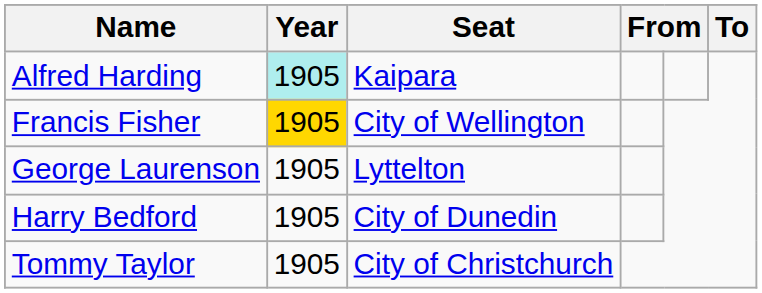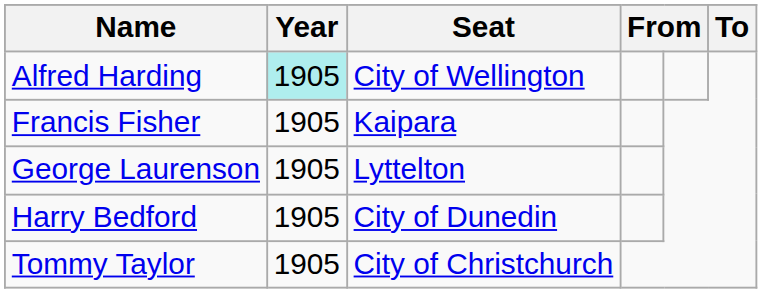(405, 75) Kaipara -> (469, 75) City of Wellington
(307, 122) gold background -> (307, 122) no background
(469, 122) City of Wellington -> (405, 122) Kaipara
